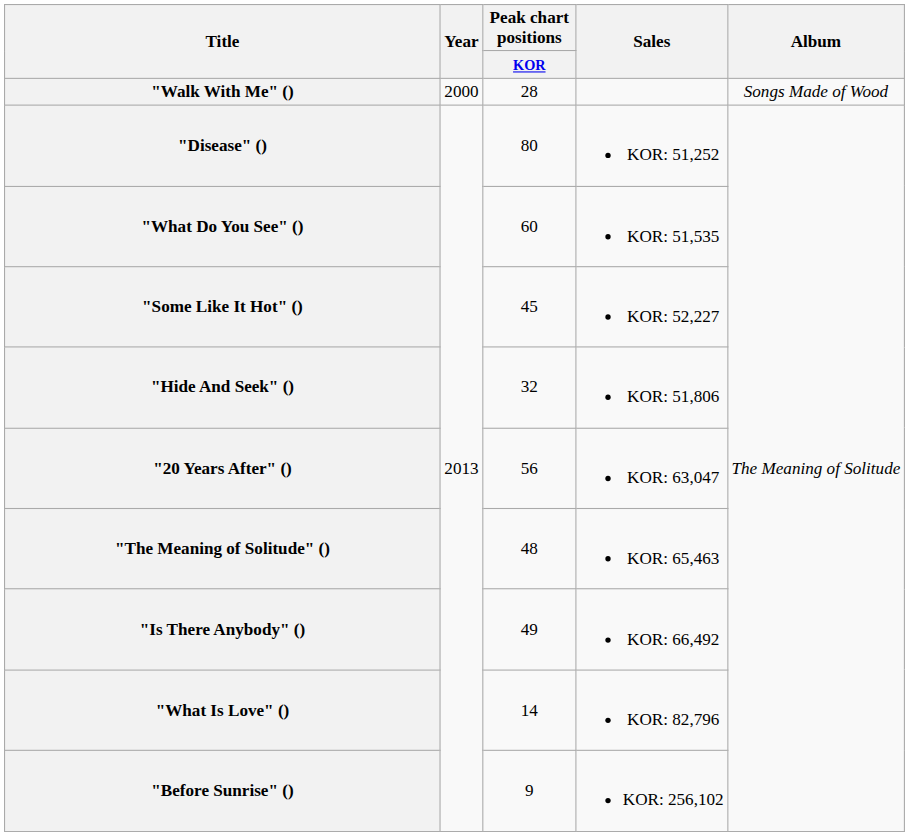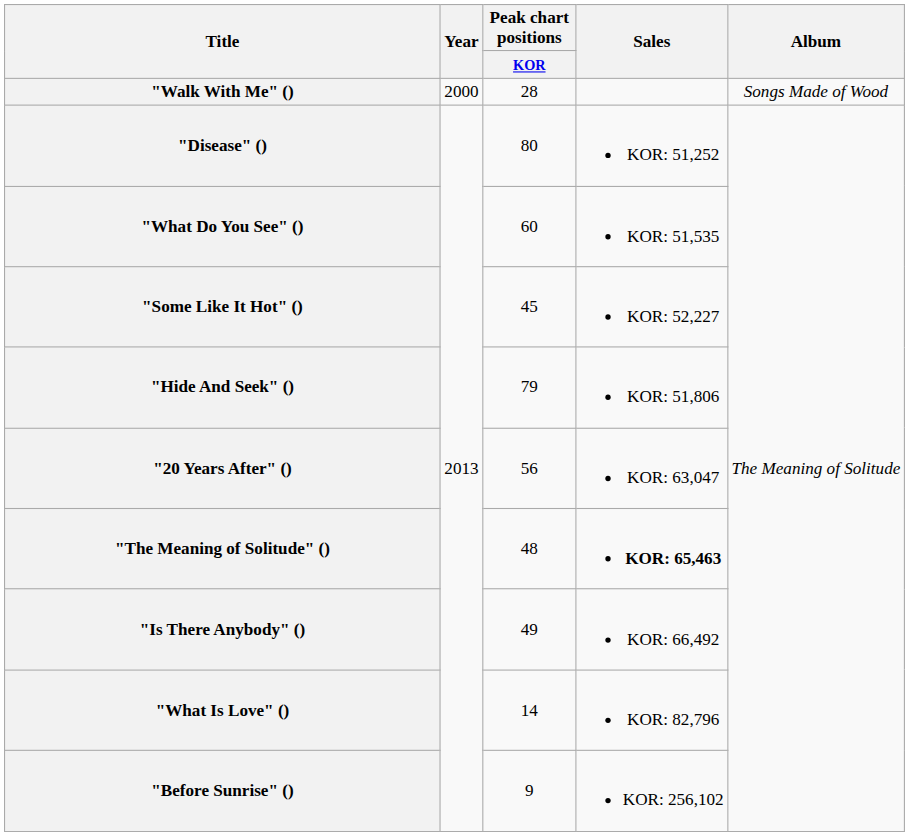(529, 387) 32 -> (529, 387) 79
(652, 558) normal -> (652, 558) bold
